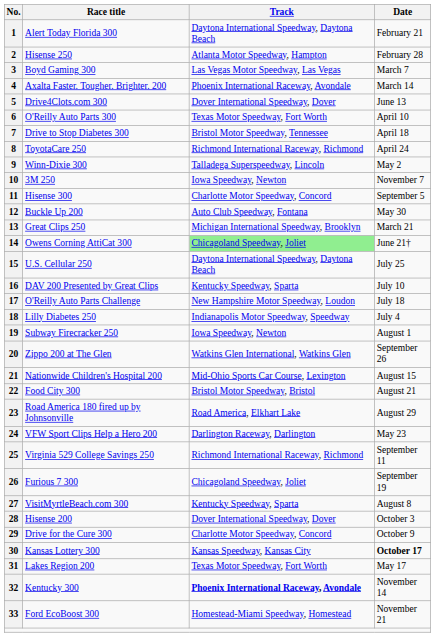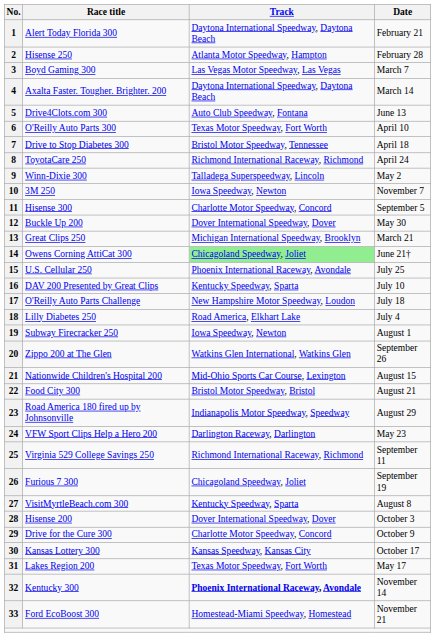(271, 85) Phoenix International Raceway, Avondale -> (272, 91) Daytona International Speedway, Daytona Beach
(264, 101) Dover International Speedway, Dover -> (250, 112) Auto Club Speedway, Fontana
(250, 211) Auto Club Speedway, Fontana -> (264, 222) Dover International Speedway, Dover
(272, 264) Daytona International Speedway, Daytona Beach -> (271, 269) Phoenix International Raceway, Avondale
(270, 317) Indianapolis Motor Speedway, Speedway -> (246, 317) Road America, Elkhart Lake
(246, 412) Road America, Elkhart Lake -> (270, 412) Indianapolis Motor Speedway, Speedway
(399, 550) bold -> (398, 550) normal
